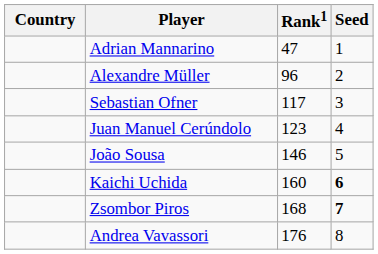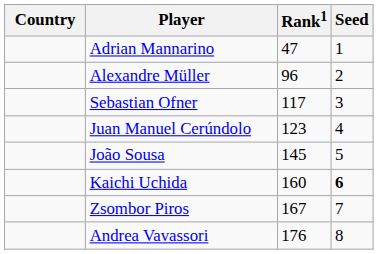(294, 155) 146 -> (294, 155) 145
(294, 208) 168 -> (294, 208) 167
(339, 208) bold -> (339, 208) normal
